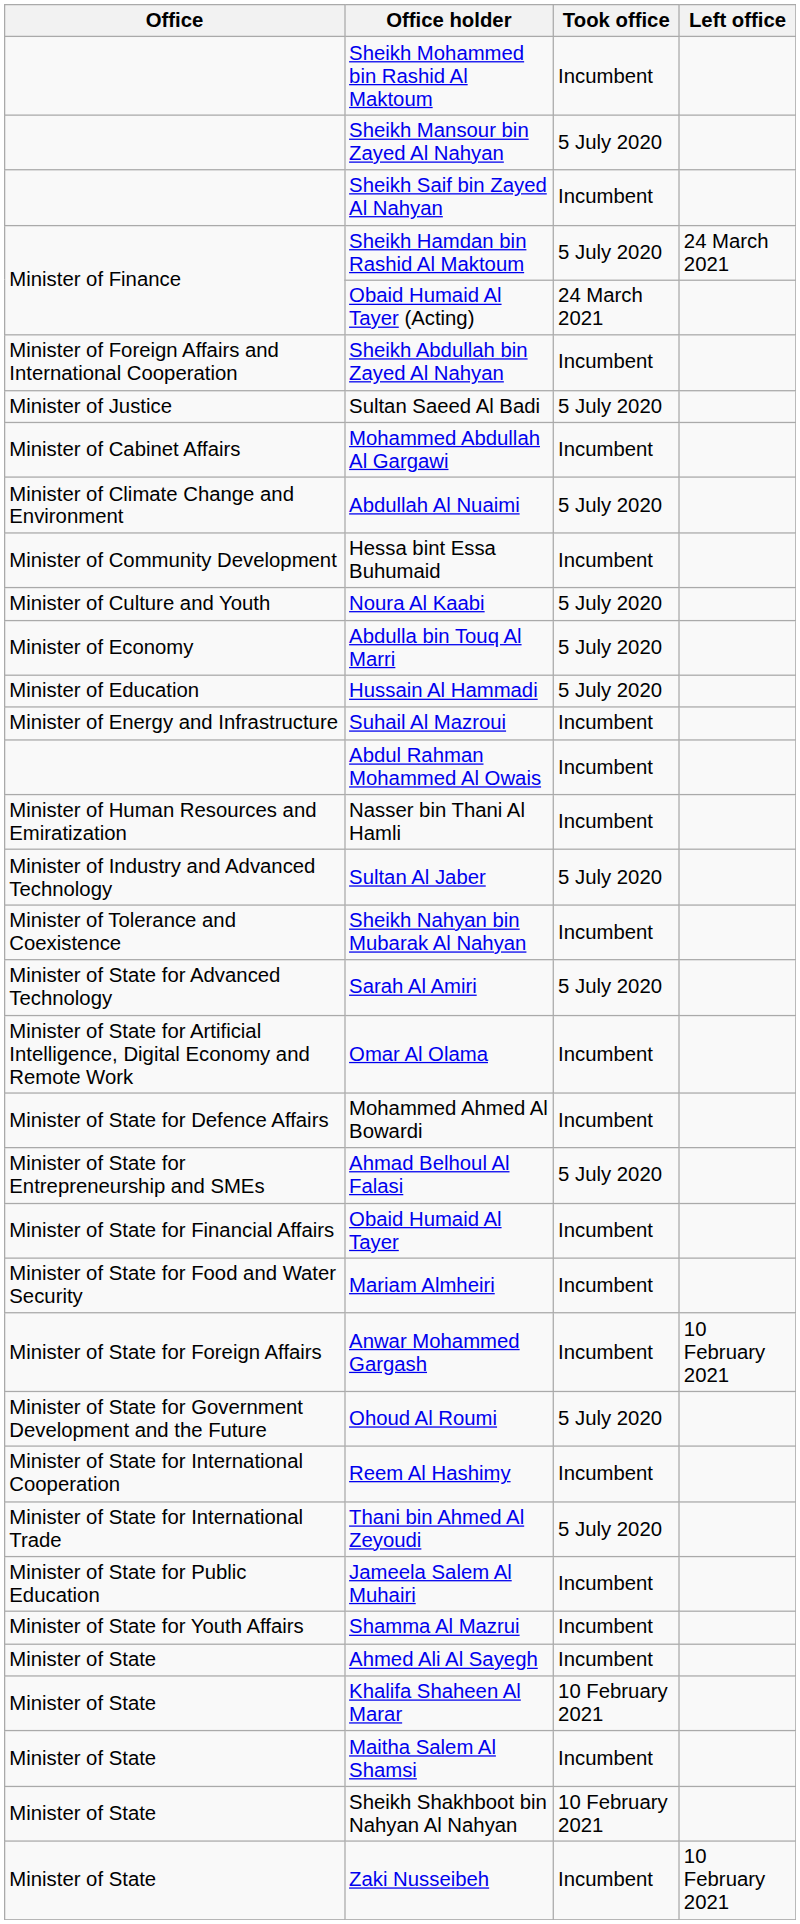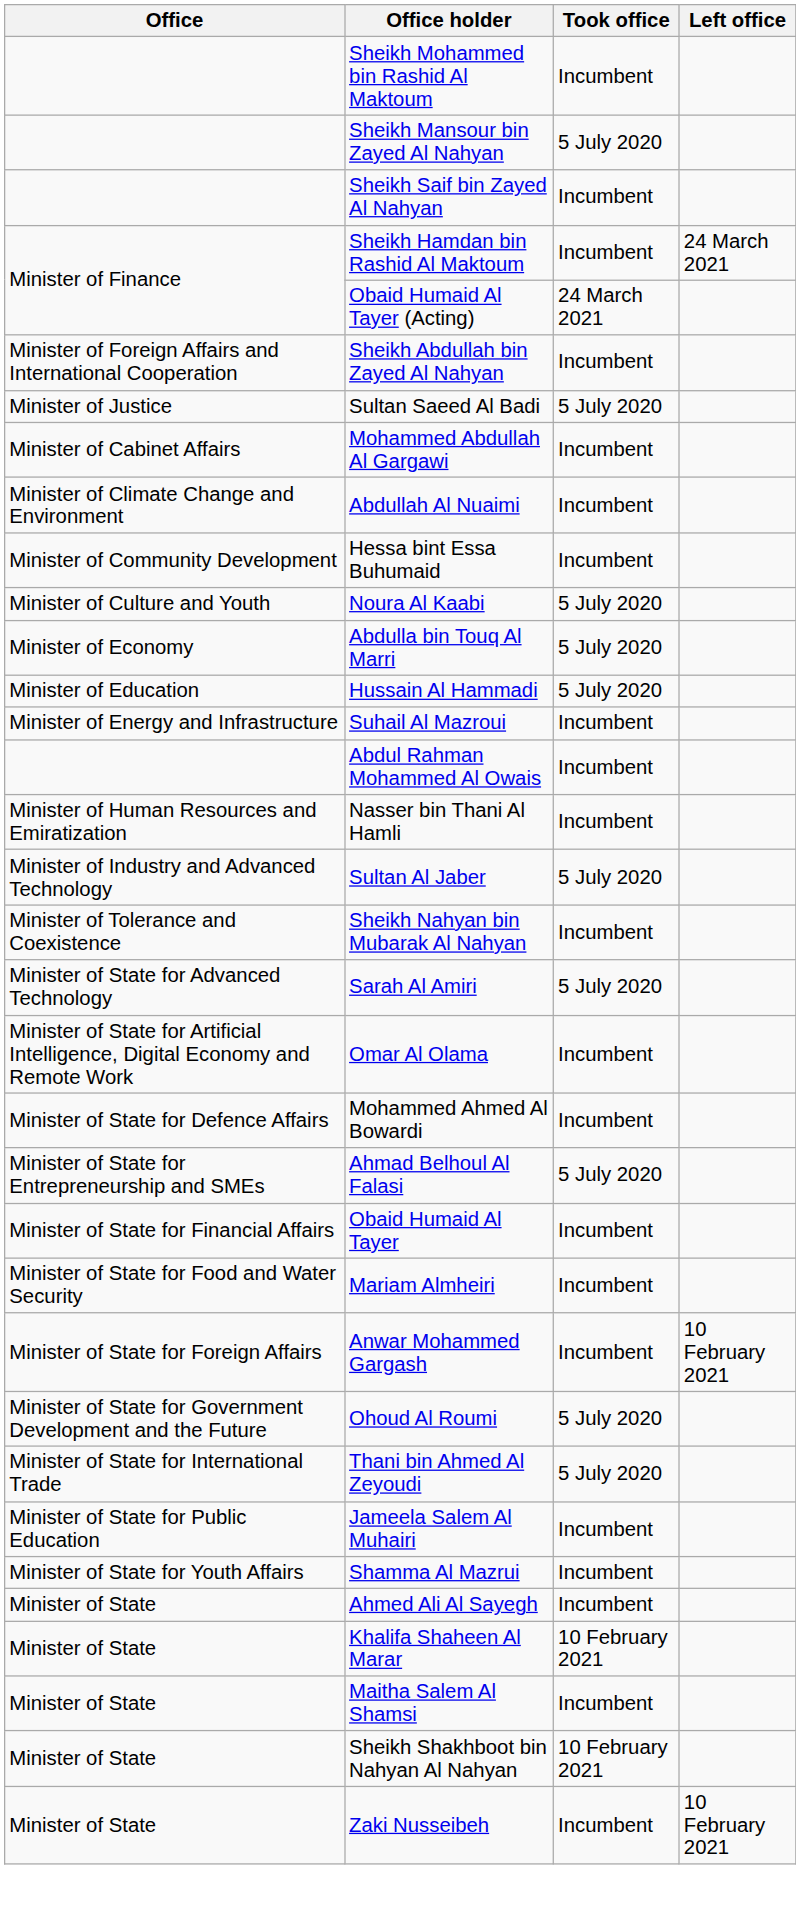(610, 252) 5 July 2020 -> (606, 252) Incumbent
(610, 504) 5 July 2020 -> (606, 504) Incumbent
- row: (430, 1473)
